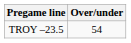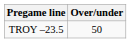(97, 29) 54 -> (97, 29) 50
